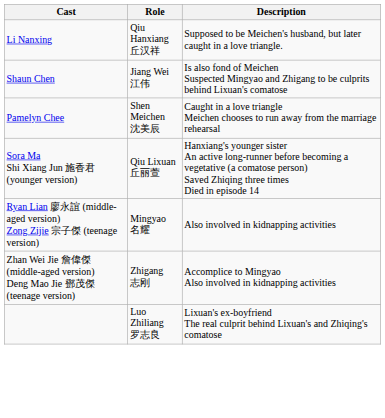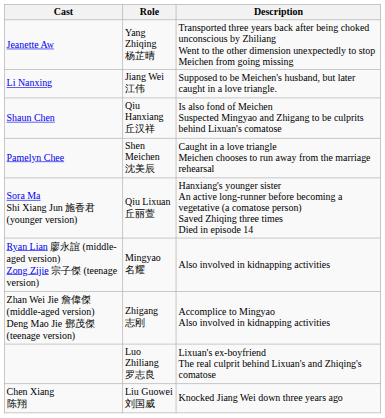+ row: (30, 44)
(149, 39) Qiu Hanxiang 丘汉祥 -> (144, 83) Jiang Wei 江伟
(150, 78) Jiang Wei 江伟 -> (144, 117) Qiu Hanxiang 丘汉祥
+ row: (30, 397)
